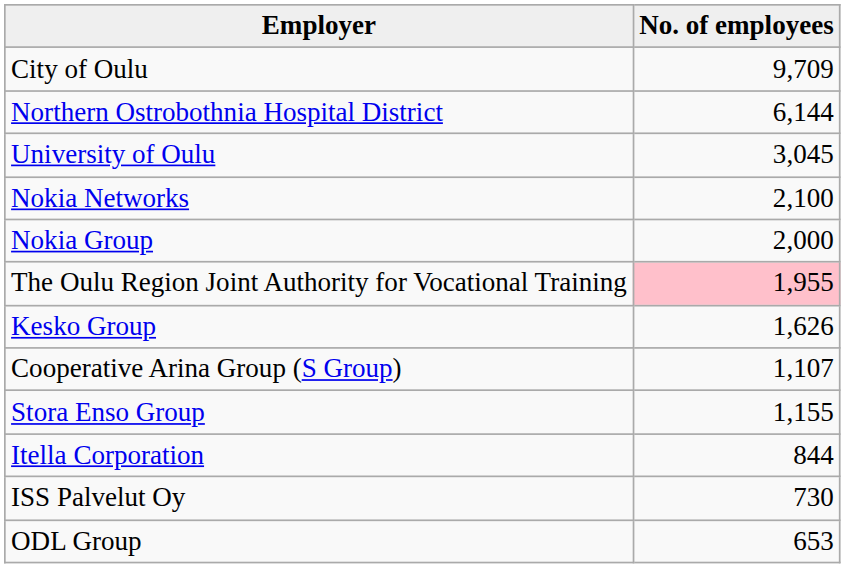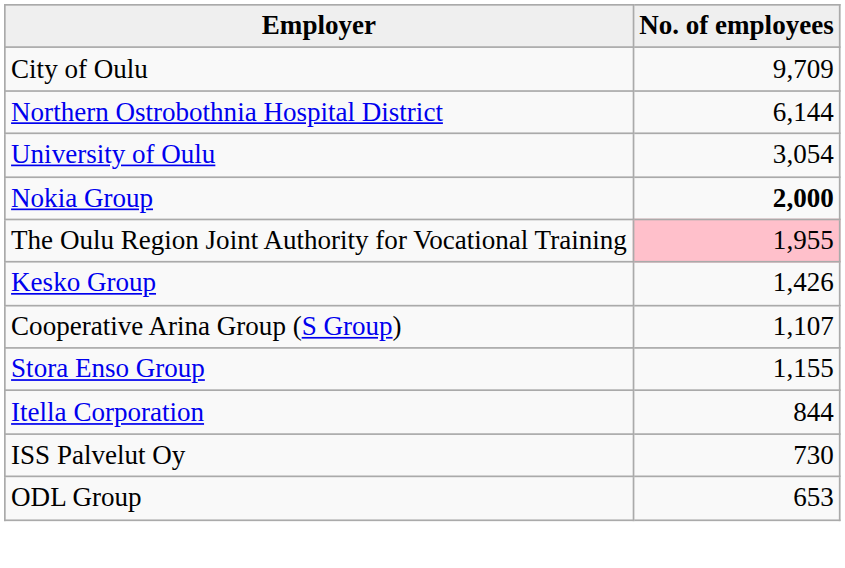(803, 154) 3,045 -> (803, 154) 3,054
- row: (100, 197)
(803, 240) normal -> (803, 197) bold
(803, 326) 1,626 -> (803, 283) 1,426
